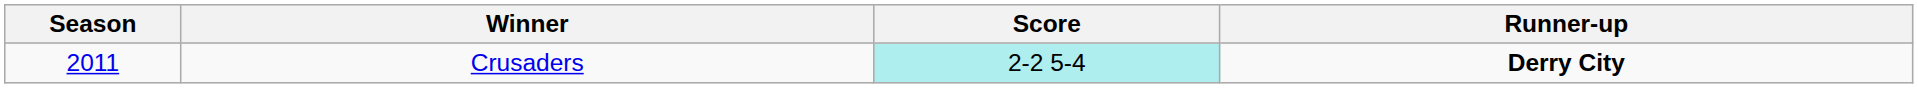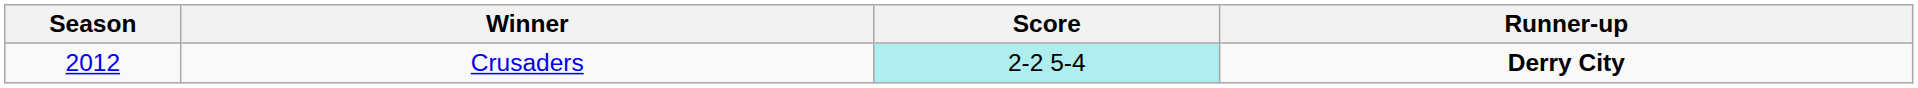(93, 62) 2011 -> (93, 62) 2012
